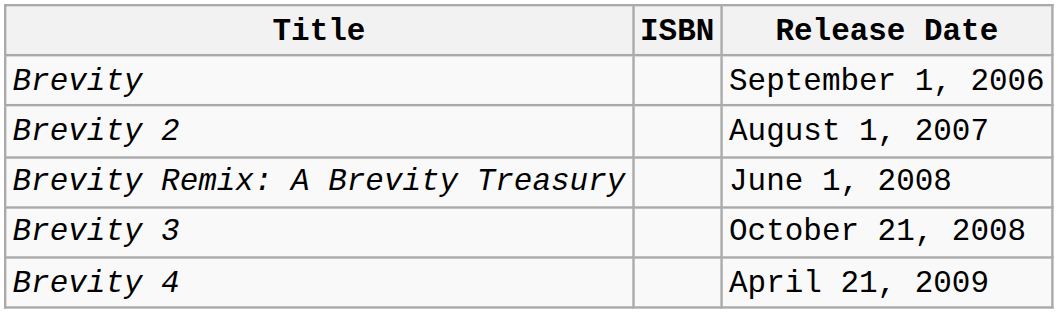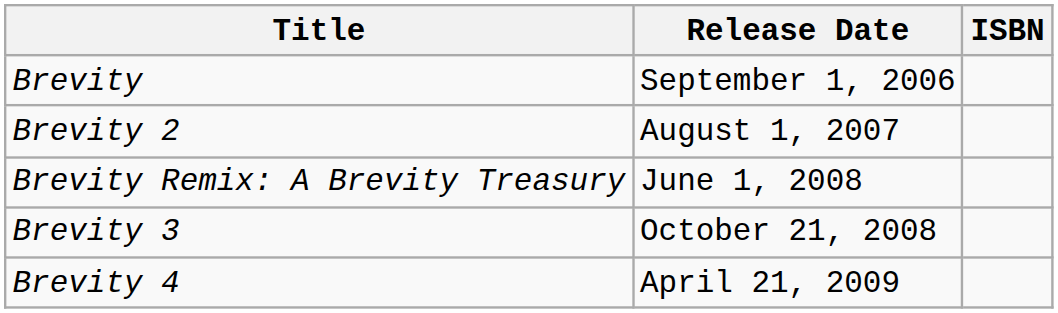columns swapped: (887, 30) <-> (677, 30)
